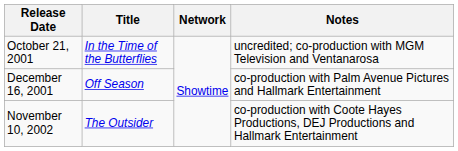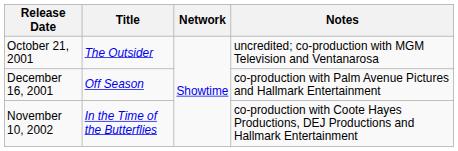(121, 52) In the Time of the Butterflies -> (119, 52) The Outsider
(119, 123) The Outsider -> (121, 123) In the Time of the Butterflies
